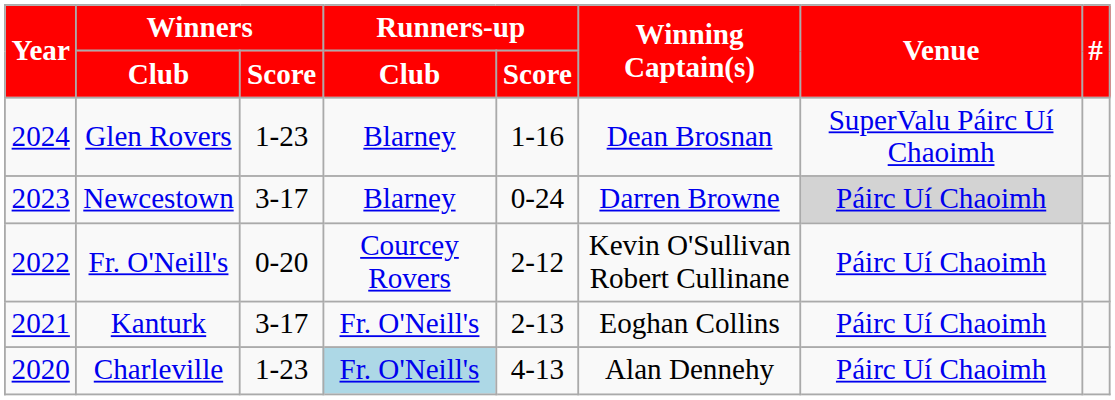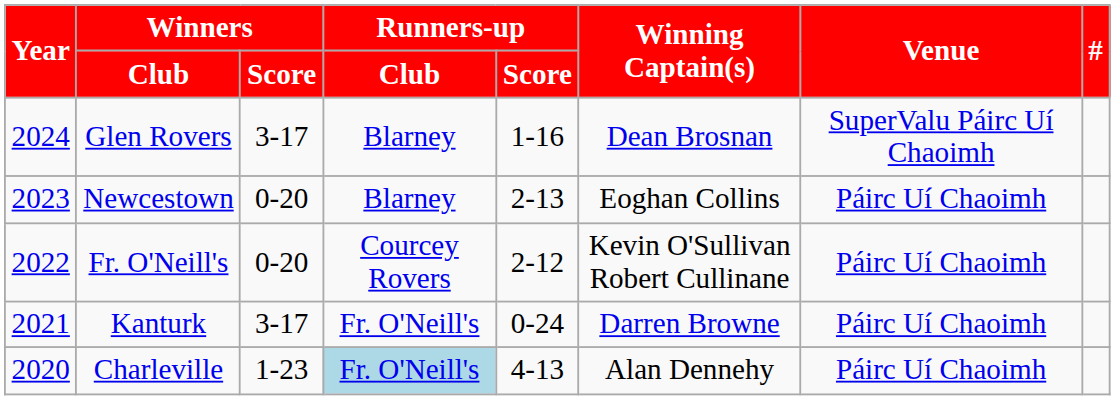(282, 136) 1-23 -> (282, 136) 3-17
(282, 198) 3-17 -> (282, 198) 0-20
(537, 198) 0-24 -> (537, 198) 2-13
(690, 198) Darren Browne -> (690, 198) Eoghan Collins
(941, 198) lightgrey background -> (941, 198) no background
(537, 324) 2-13 -> (537, 324) 0-24
(690, 324) Eoghan Collins -> (690, 324) Darren Browne
